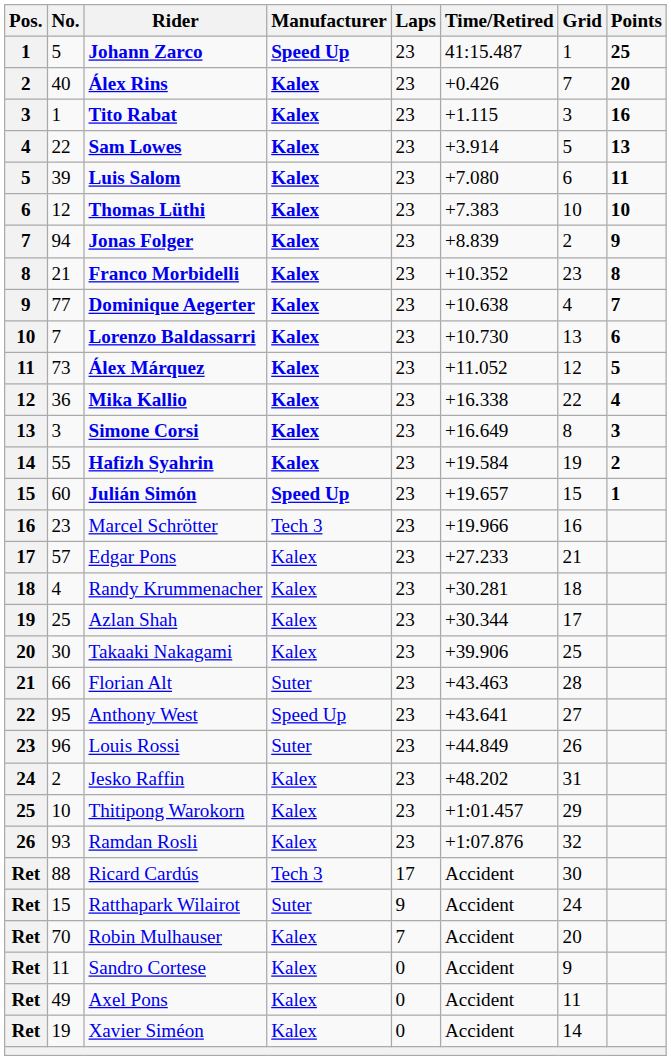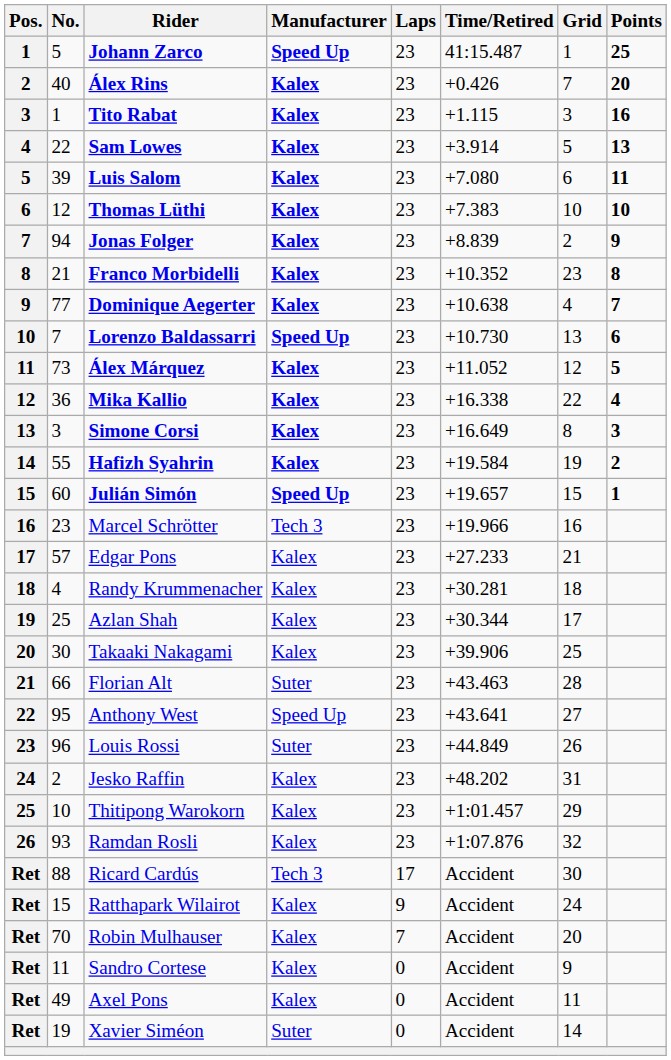(295, 336) Kalex -> (310, 336) Speed Up
(291, 904) Suter -> (294, 904) Kalex
(294, 1030) Kalex -> (291, 1030) Suter
